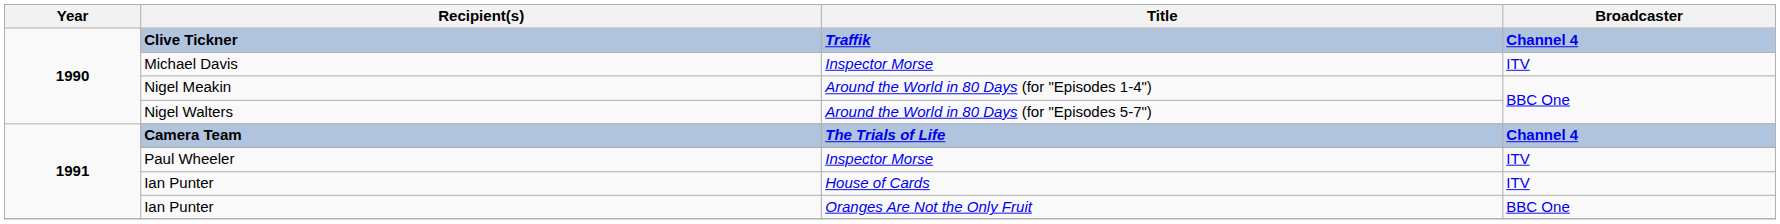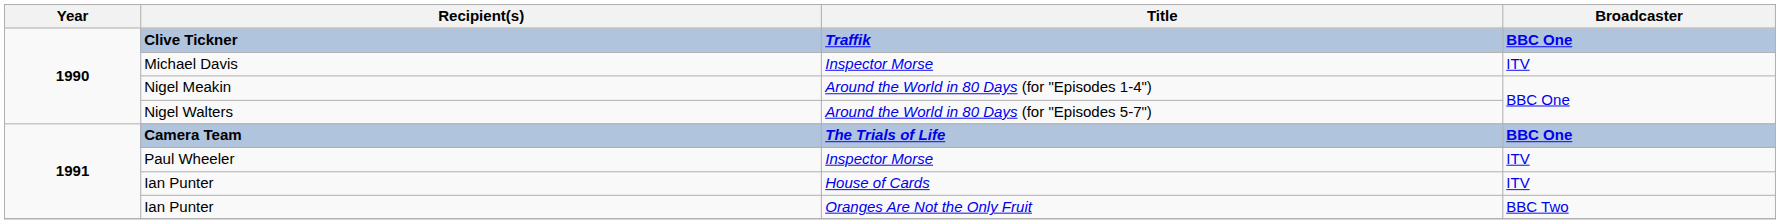(1542, 40) Channel 4 -> (1539, 40) BBC One
(1542, 135) Channel 4 -> (1539, 135) BBC One
(1538, 207) BBC One -> (1537, 207) BBC Two
